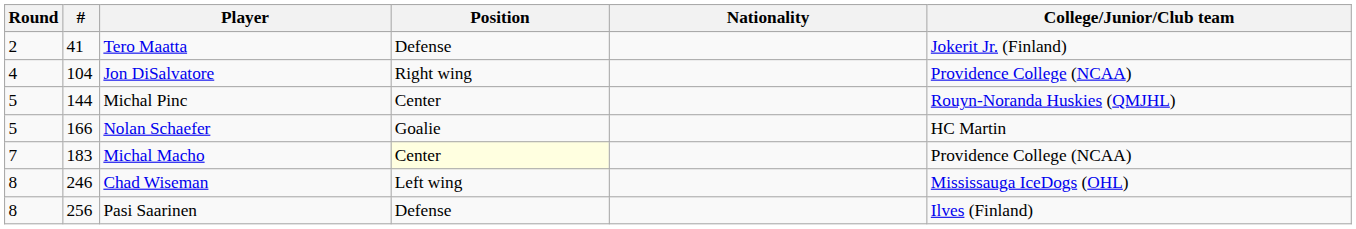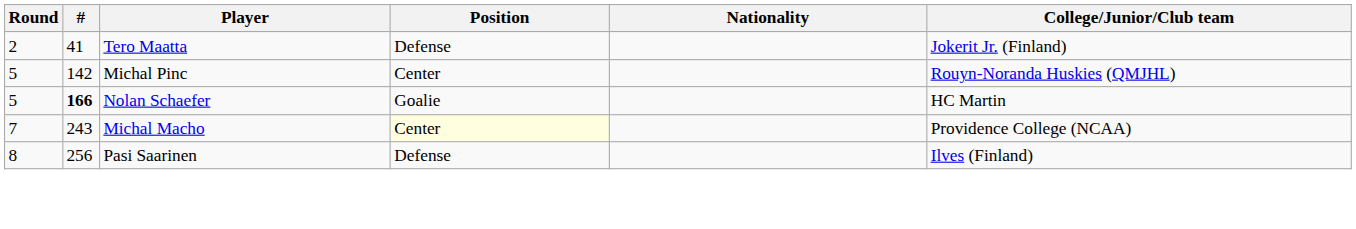- row: (159, 73)
(79, 100) 144 -> (79, 73) 142
(79, 127) normal -> (79, 100) bold
(79, 155) 183 -> (79, 127) 243
- row: (156, 182)
